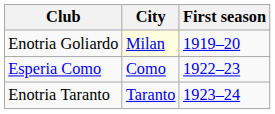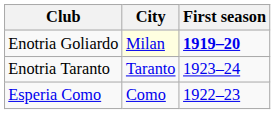(212, 43) normal -> (212, 43) bold
rows swapped: (59, 95) <-> (55, 69)
